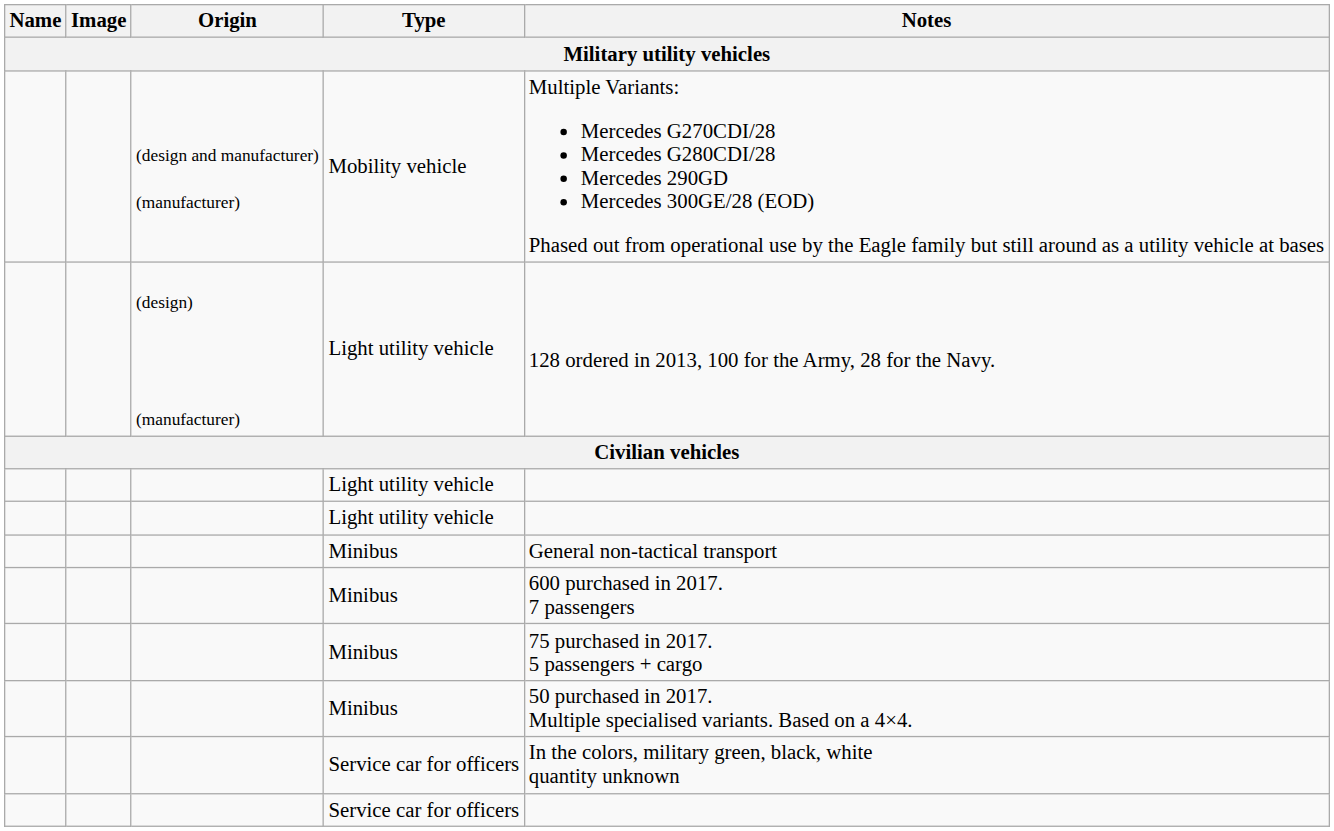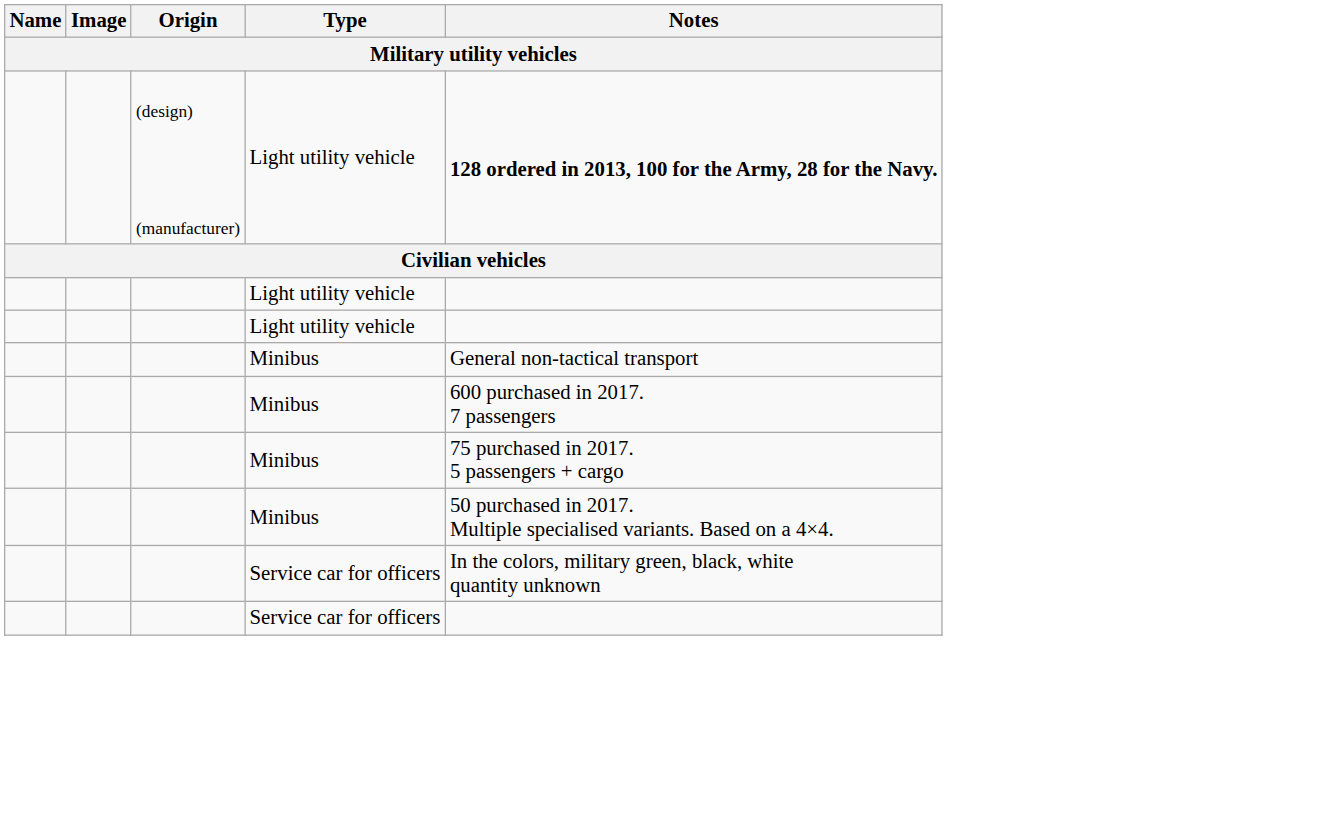- row: (227, 179)
(762, 360) normal -> (694, 168) bold
